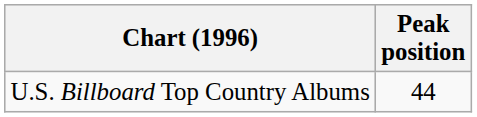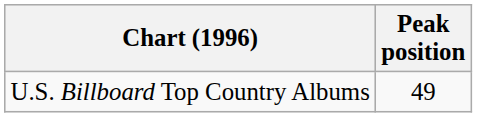(423, 91) 44 -> (423, 91) 49
